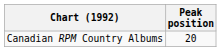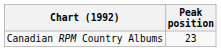(191, 39) 20 -> (191, 39) 23
